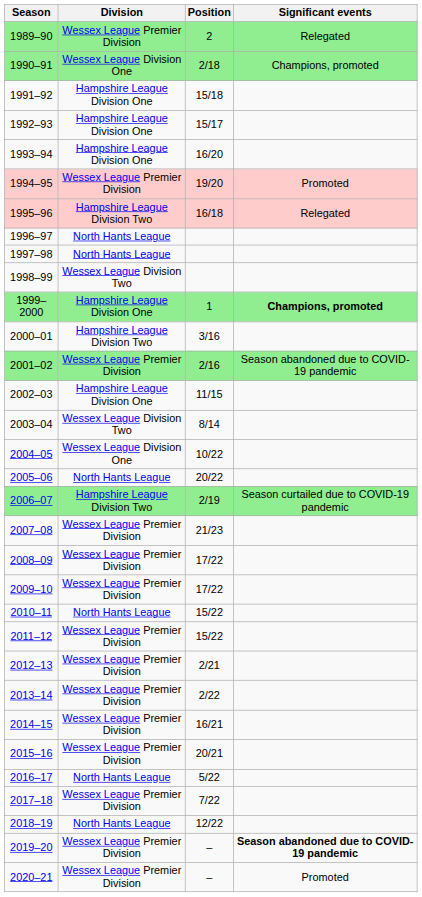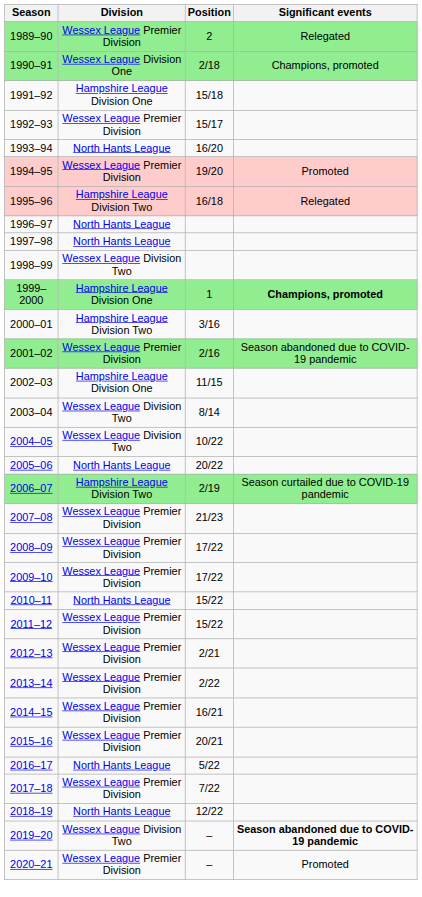(122, 124) Hampshire League Division One -> (122, 124) Wessex League Premier Division
(122, 154) Hampshire League Division One -> (122, 148) North Hants League
(122, 454) Wessex League Division One -> (122, 442) Wessex League Division Two
(122, 847) Wessex League Premier Division -> (122, 835) Wessex League Division Two
